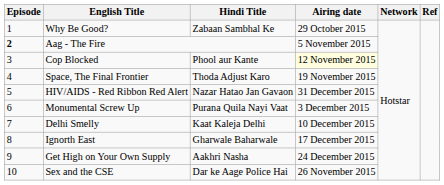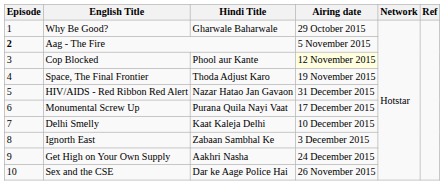(233, 28) Zabaan Sambhal Ke -> (235, 28) Gharwale Baharwale
(334, 108) 3 December 2015 -> (336, 108) 17 December 2015
(235, 140) Gharwale Baharwale -> (233, 140) Zabaan Sambhal Ke
(336, 140) 17 December 2015 -> (334, 140) 3 December 2015
